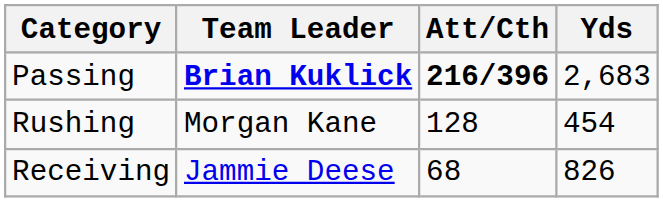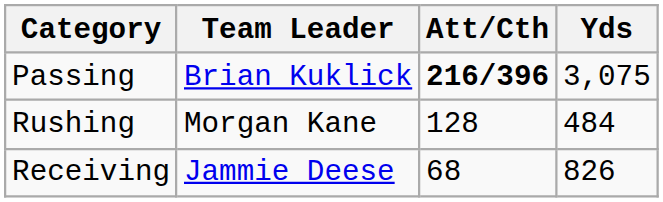(298, 77) bold -> (298, 77) normal
(607, 77) 2,683 -> (607, 77) 3,075
(589, 124) 454 -> (589, 124) 484
